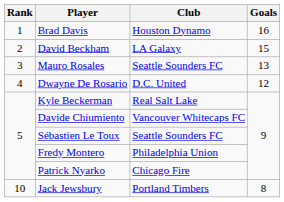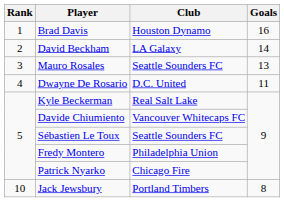(264, 48) 15 -> (264, 48) 14
(264, 83) 12 -> (264, 83) 11
